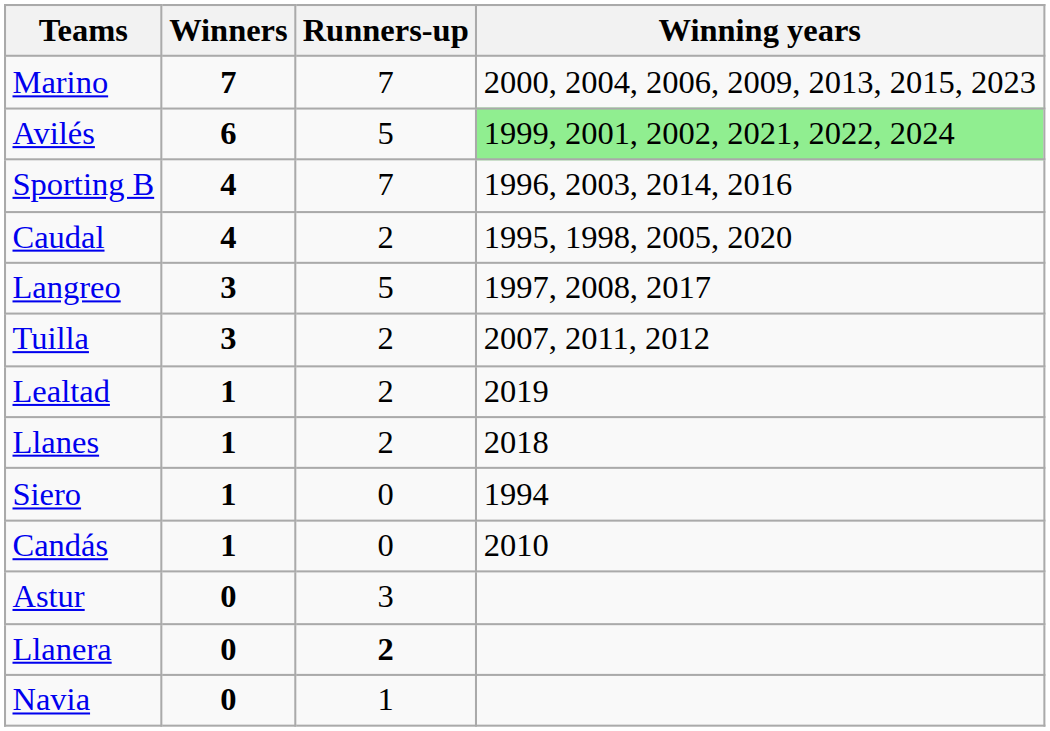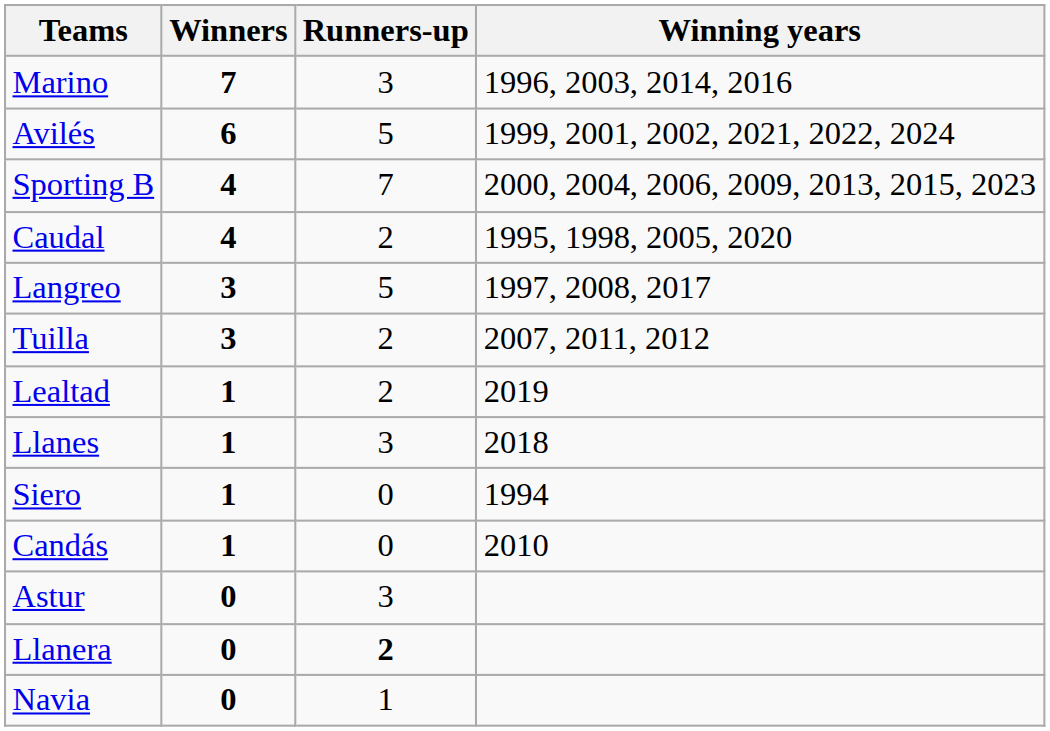(386, 81) 7 -> (386, 81) 3
(760, 81) 2000, 2004, 2006, 2009, 2013, 2015, 2023 -> (638, 81) 1996, 2003, 2014, 2016
(719, 133) lightgreen background -> (719, 133) no background
(638, 184) 1996, 2003, 2014, 2016 -> (760, 184) 2000, 2004, 2006, 2009, 2013, 2015, 2023
(386, 442) 2 -> (386, 442) 3
